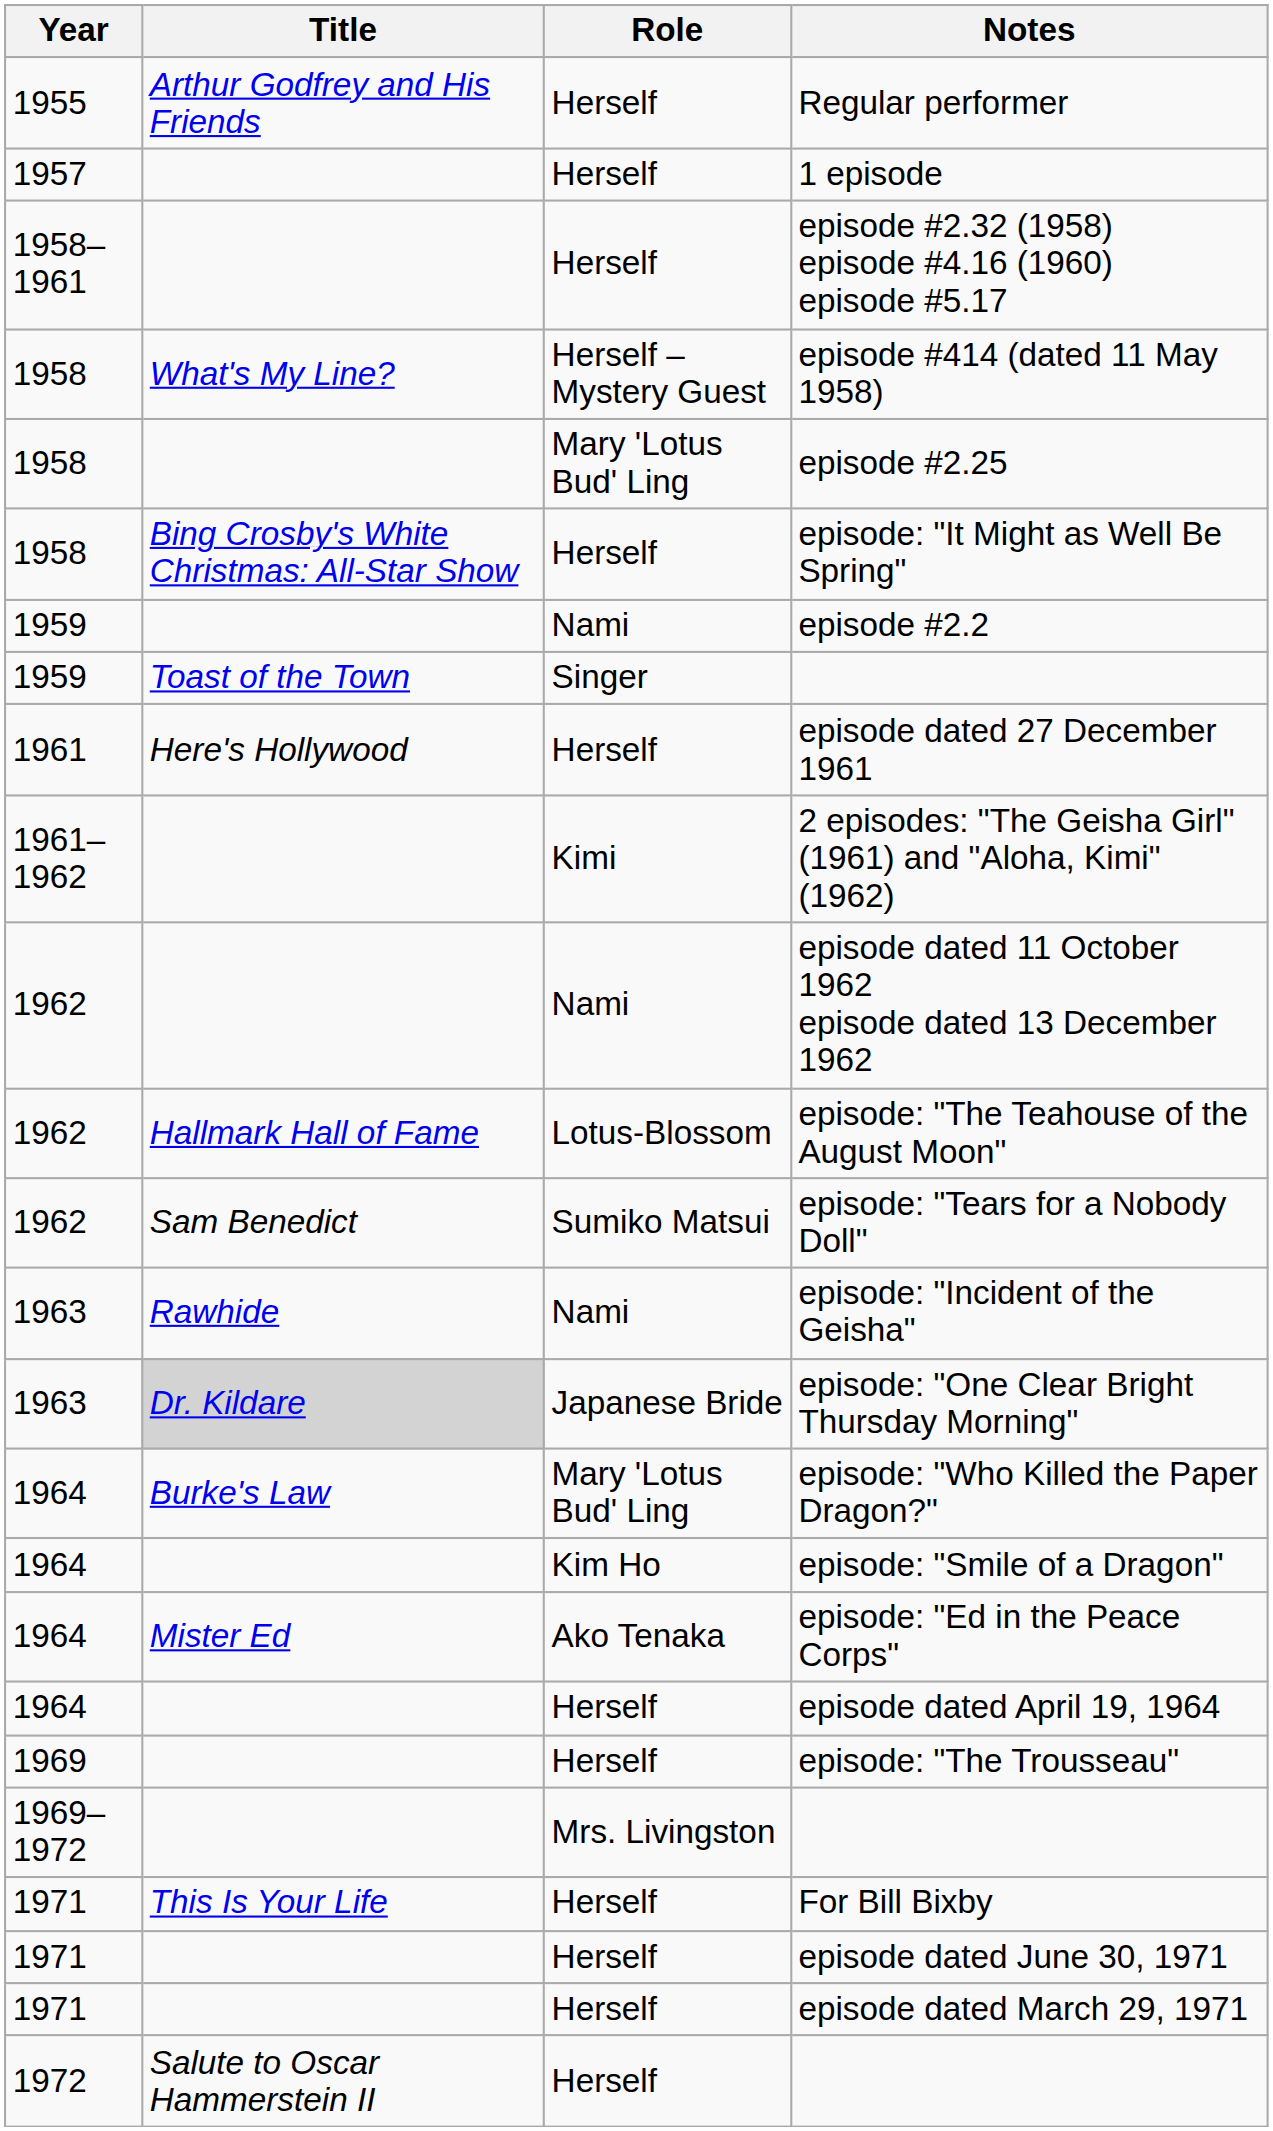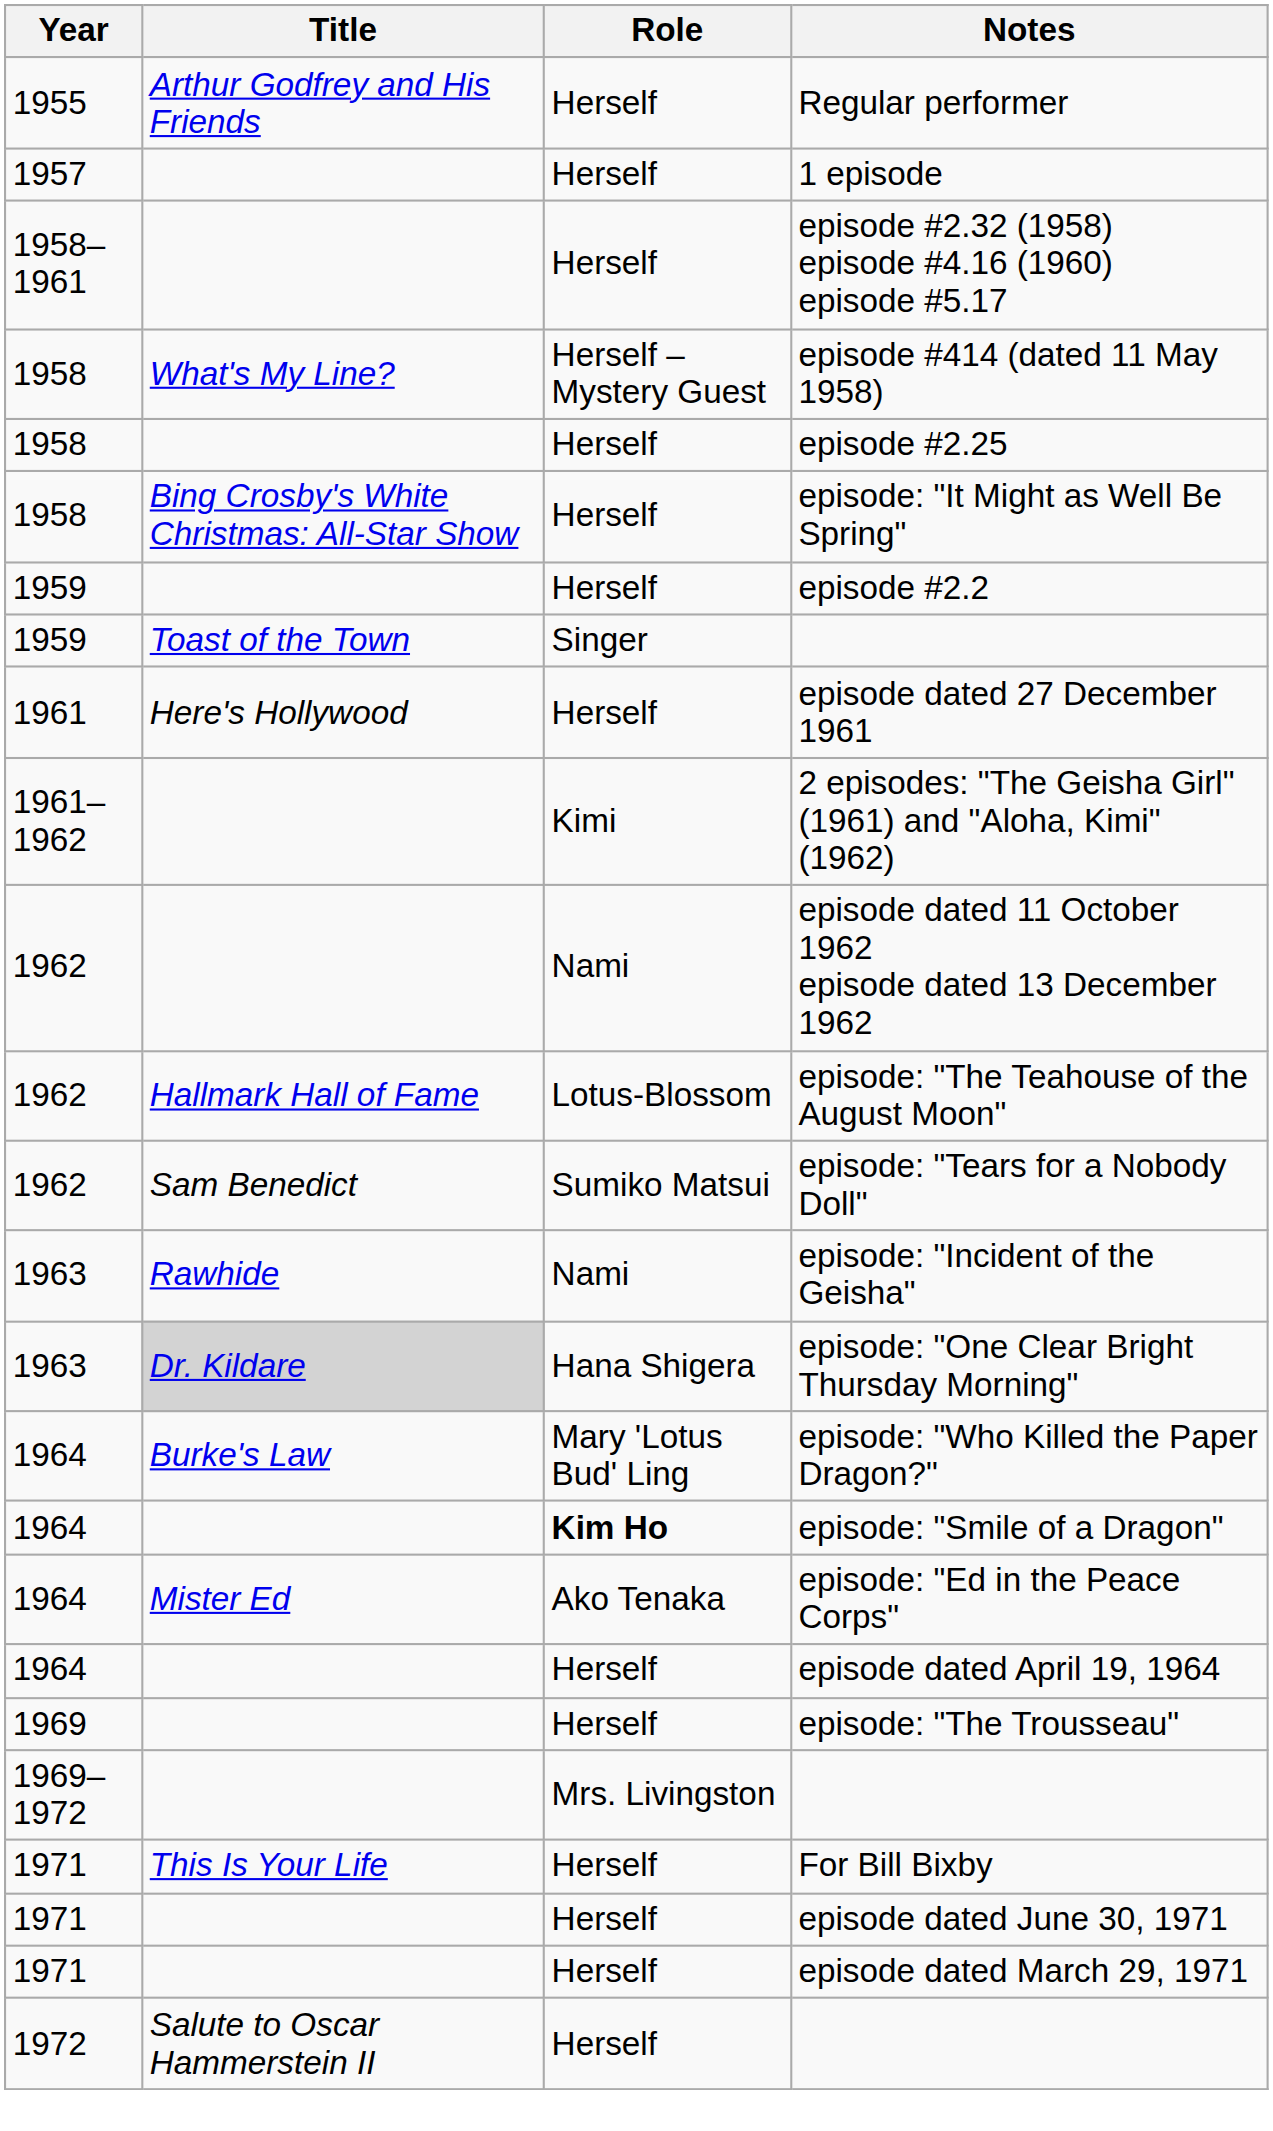(637, 463) Mary 'Lotus Bud' Ling -> (604, 444) Herself
(590, 624) Nami -> (604, 587) Herself
(667, 1402) Japanese Bride -> (653, 1365) Hana Shigera
(606, 1564) normal -> (610, 1527) bold
